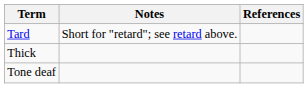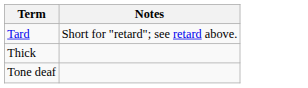- column: (272, 14)
